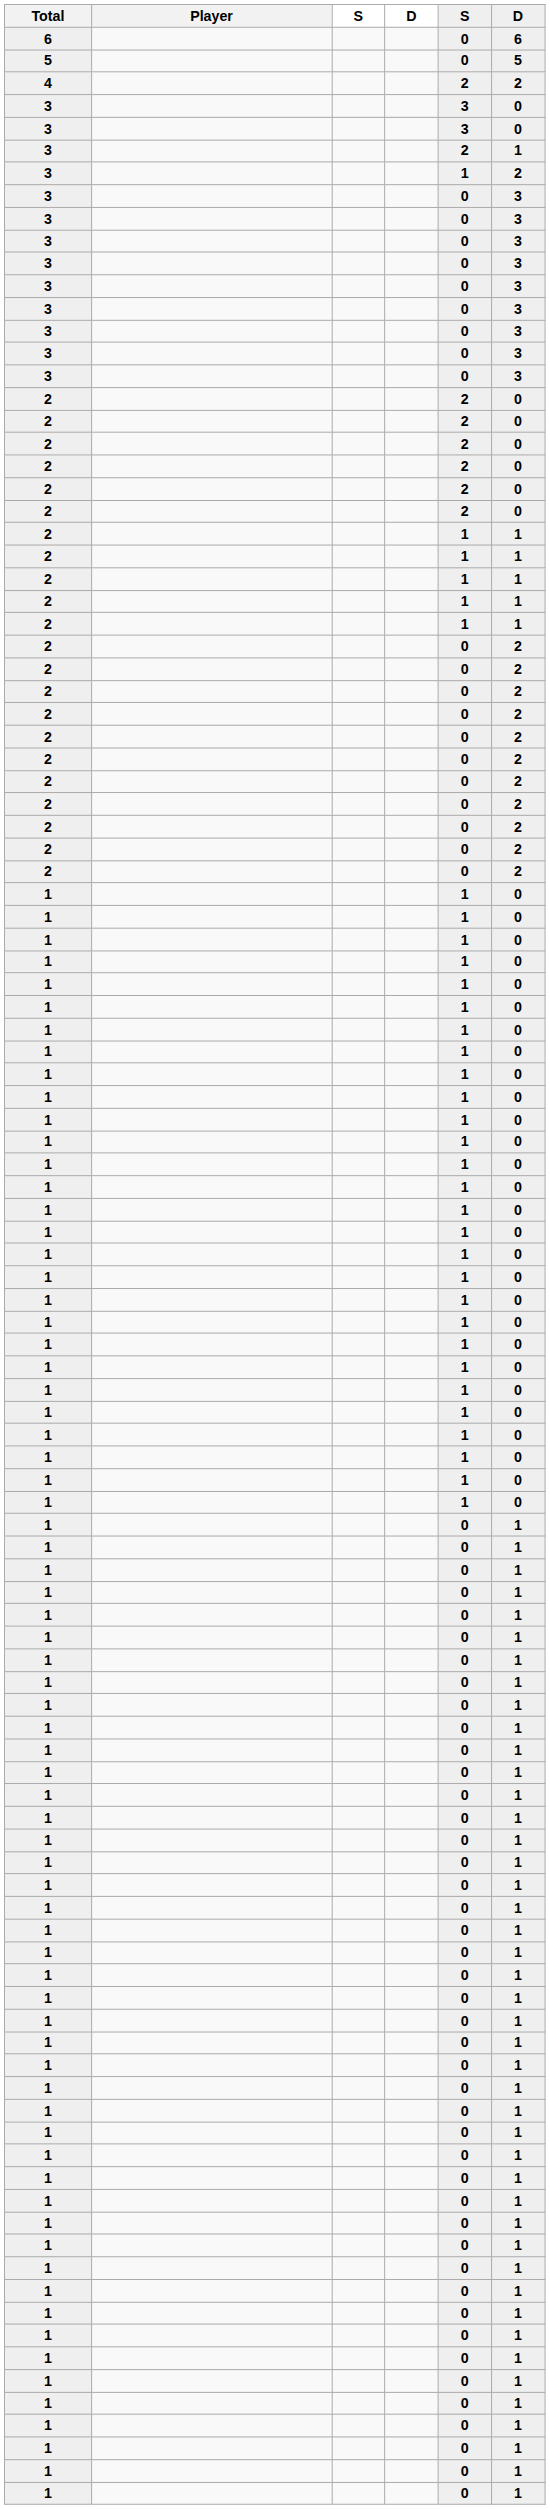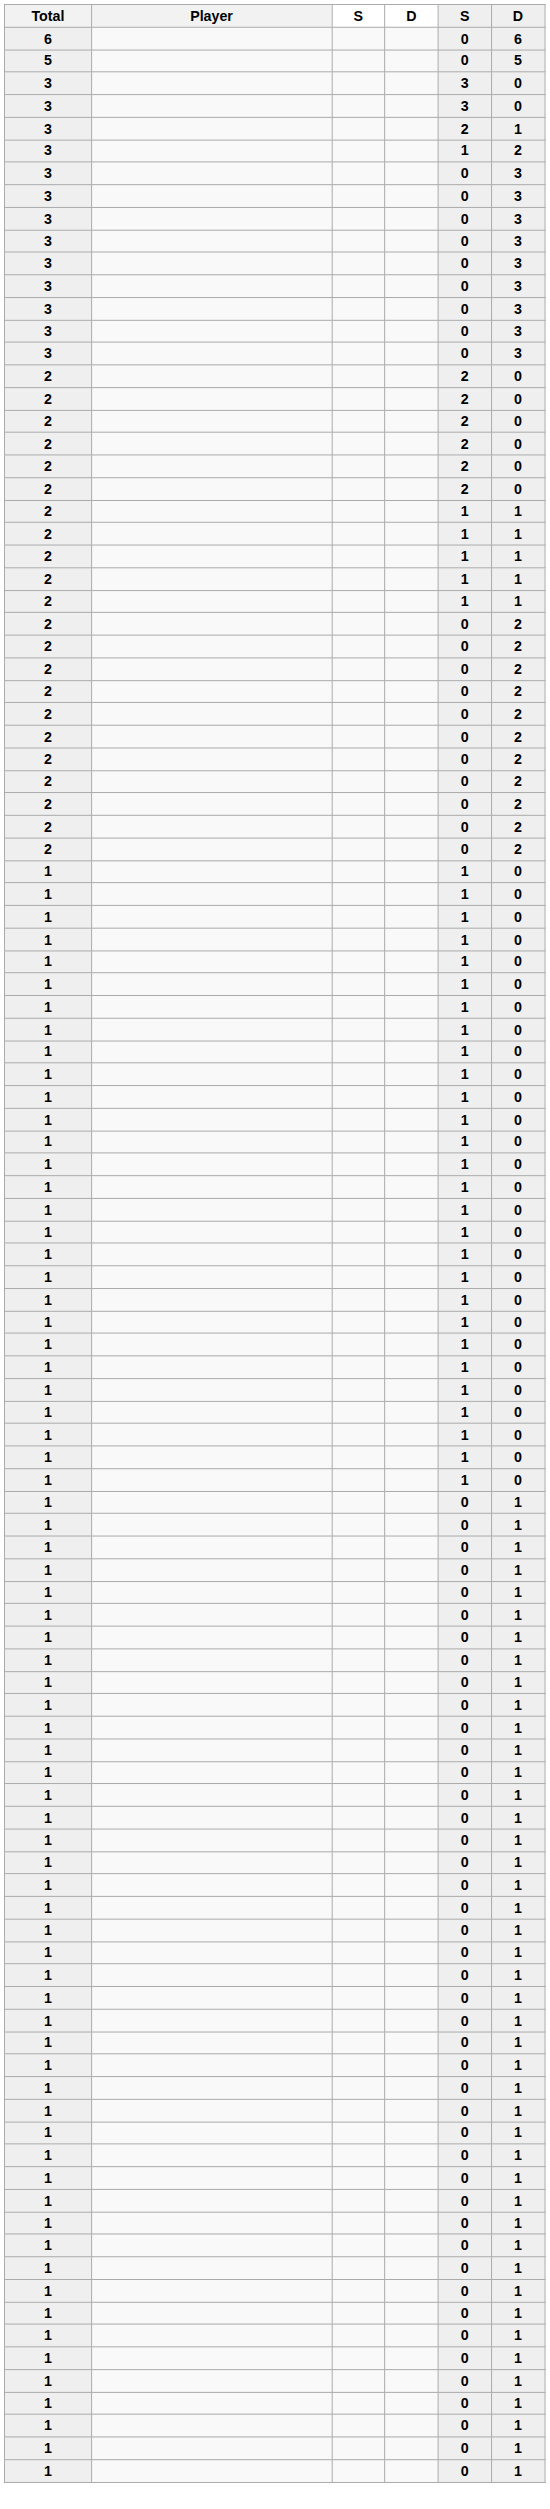- row: (48, 84)
